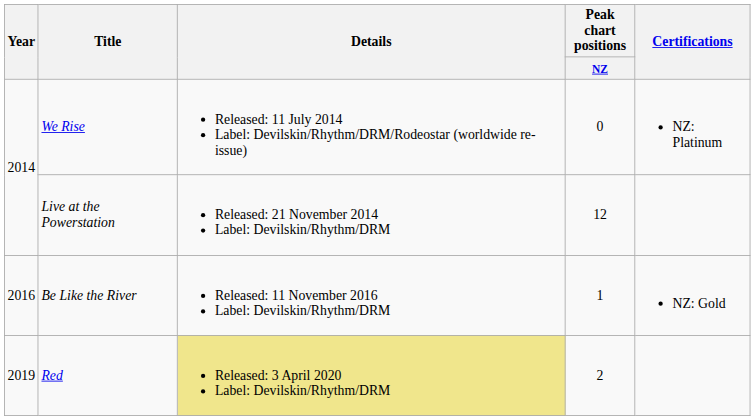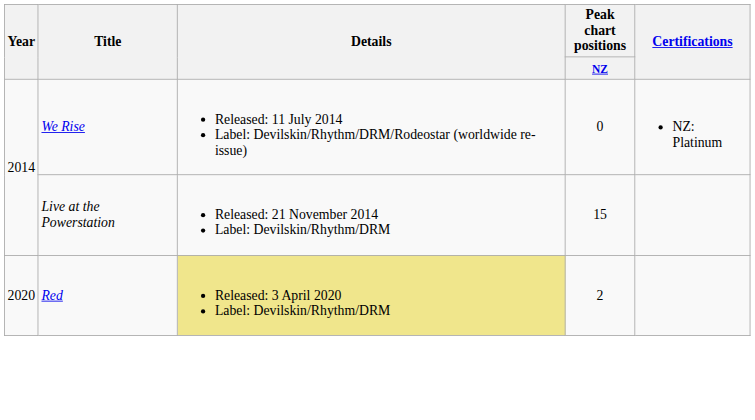(600, 215) 12 -> (600, 215) 15
- row: (89, 295)
(21, 375) 2019 -> (21, 295) 2020
